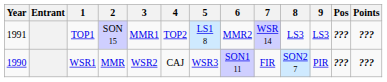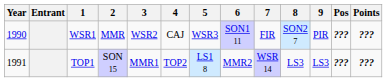rows swapped: (83, 63) <-> (83, 35)
